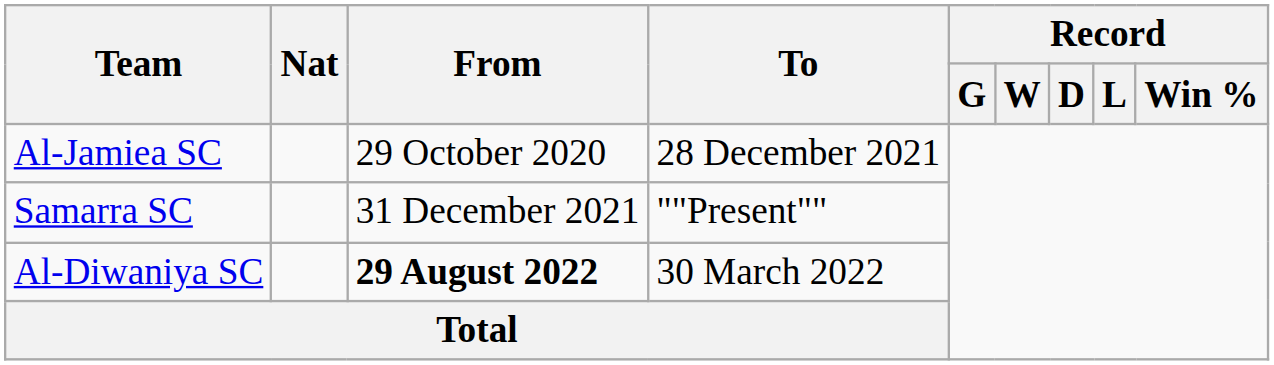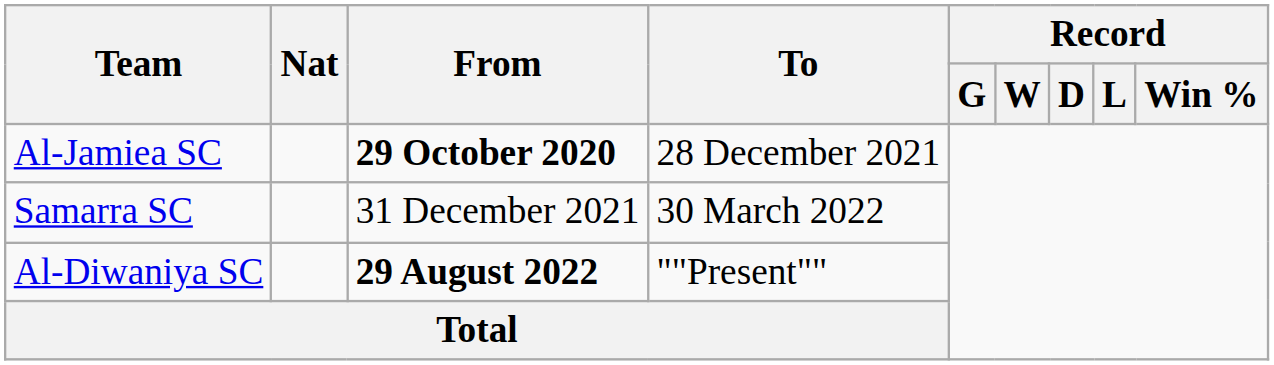(481, 152) normal -> (486, 152) bold
(742, 211) ""Present"" -> (770, 211) 30 March 2022
(770, 270) 30 March 2022 -> (742, 270) ""Present""
